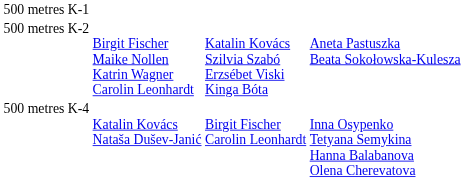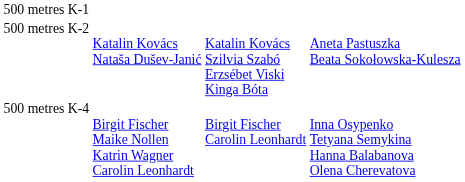(143, 67) Birgit Fischer Maike Nollen Katrin Wagner Carolin Leonhardt -> (147, 51) Katalin Kovács Nataša Dušev-Janić
(147, 132) Katalin Kovács Nataša Dušev-Janić -> (143, 147) Birgit Fischer Maike Nollen Katrin Wagner Carolin Leonhardt
